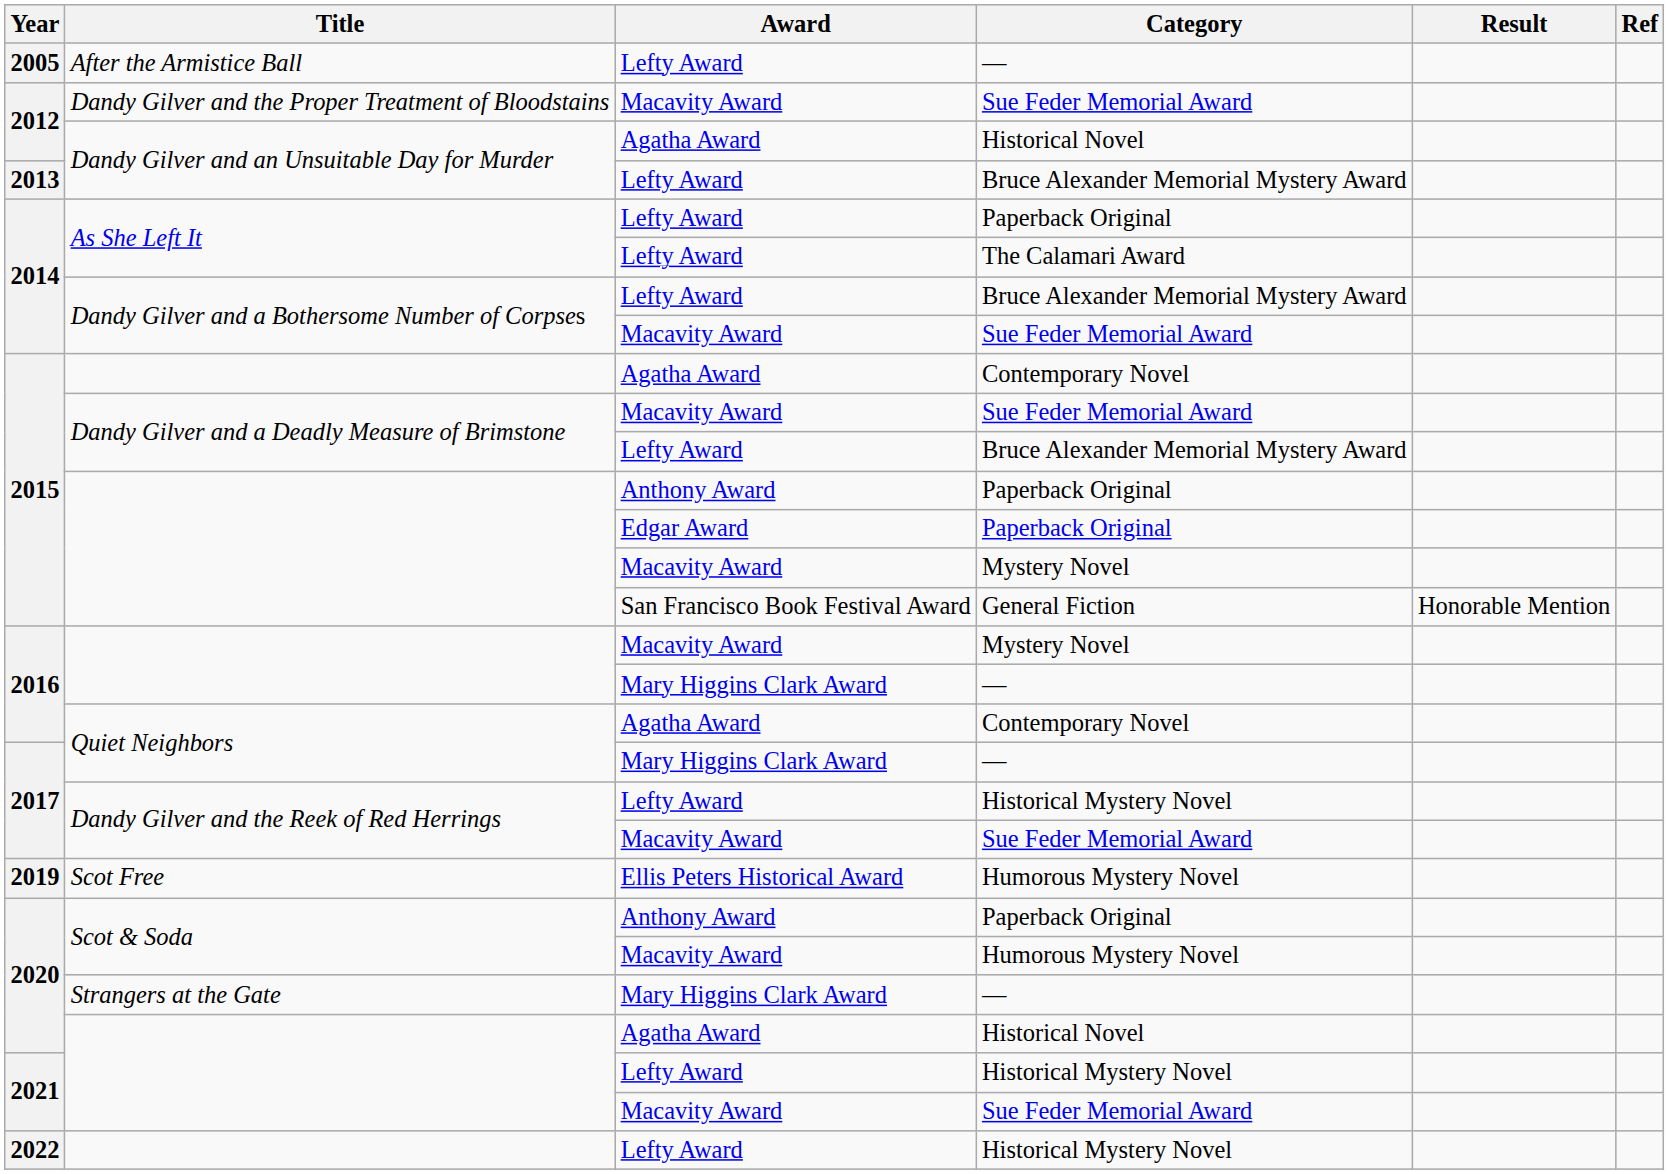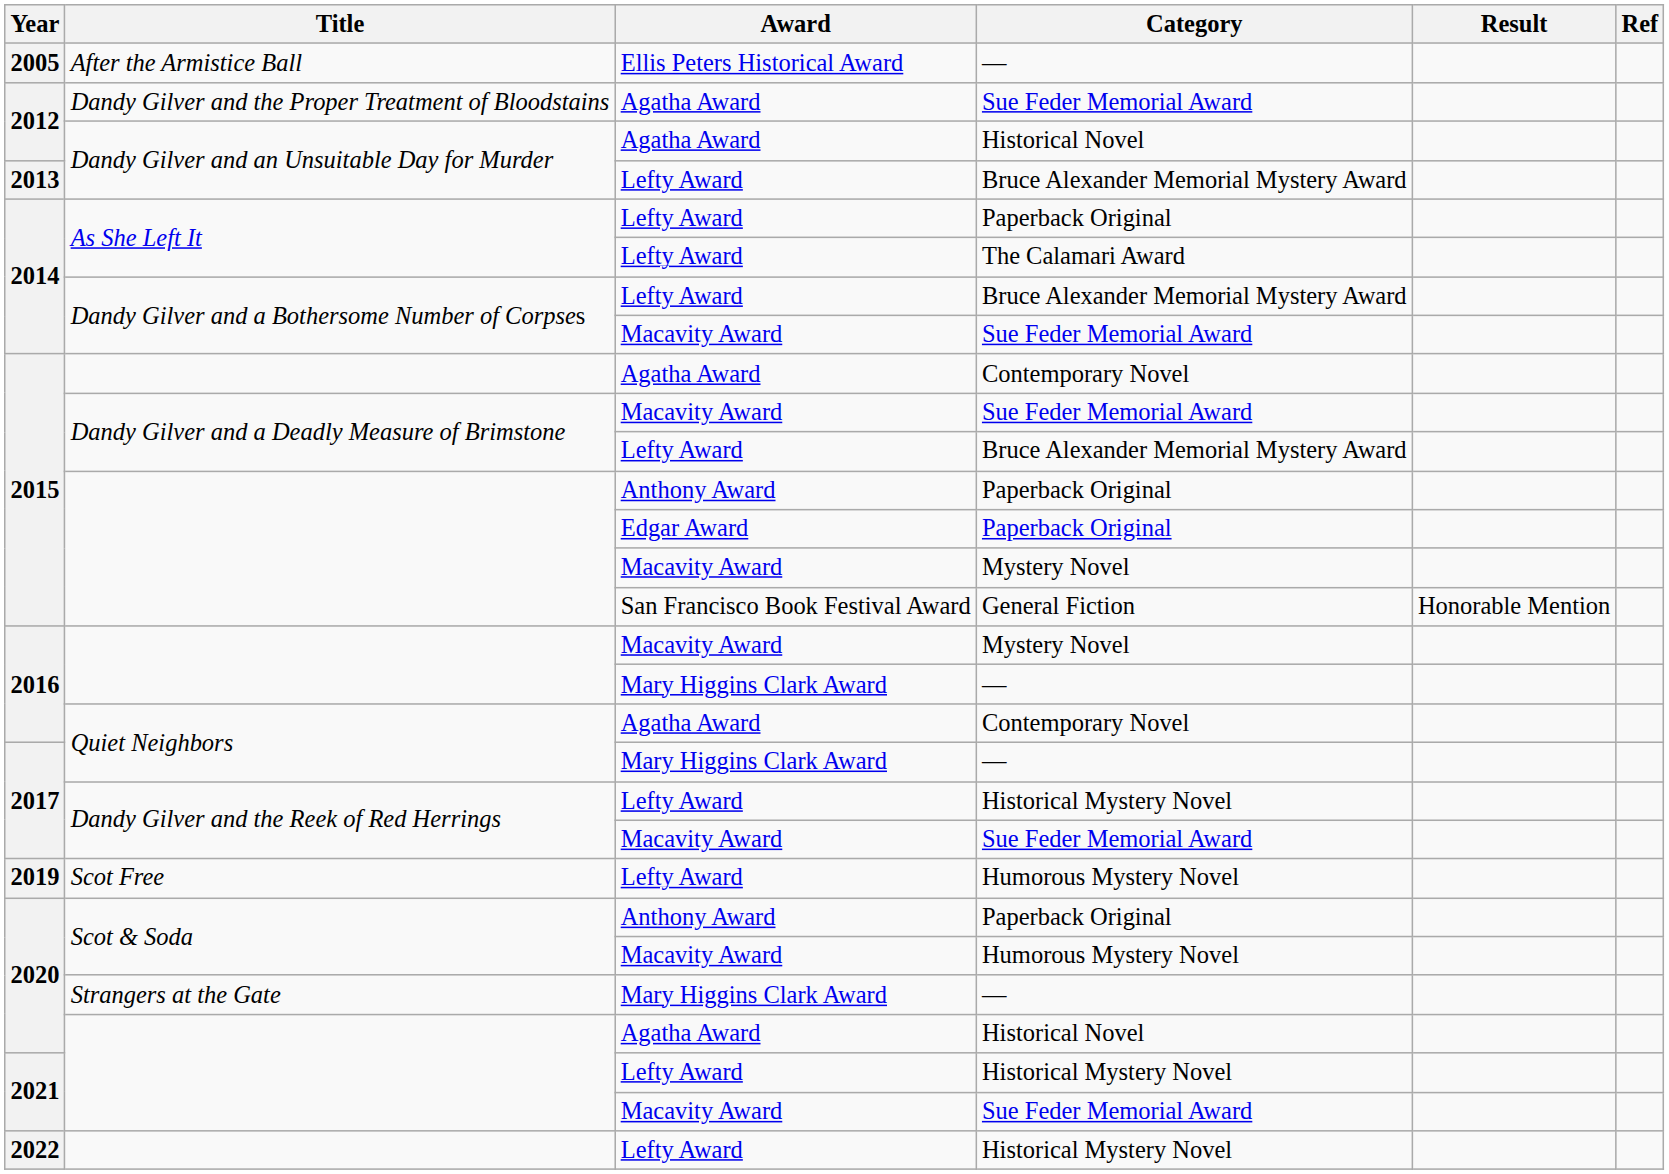(682, 62) Lefty Award -> (762, 62) Ellis Peters Historical Award
(701, 101) Macavity Award -> (691, 101) Agatha Award
(762, 878) Ellis Peters Historical Award -> (682, 878) Lefty Award
